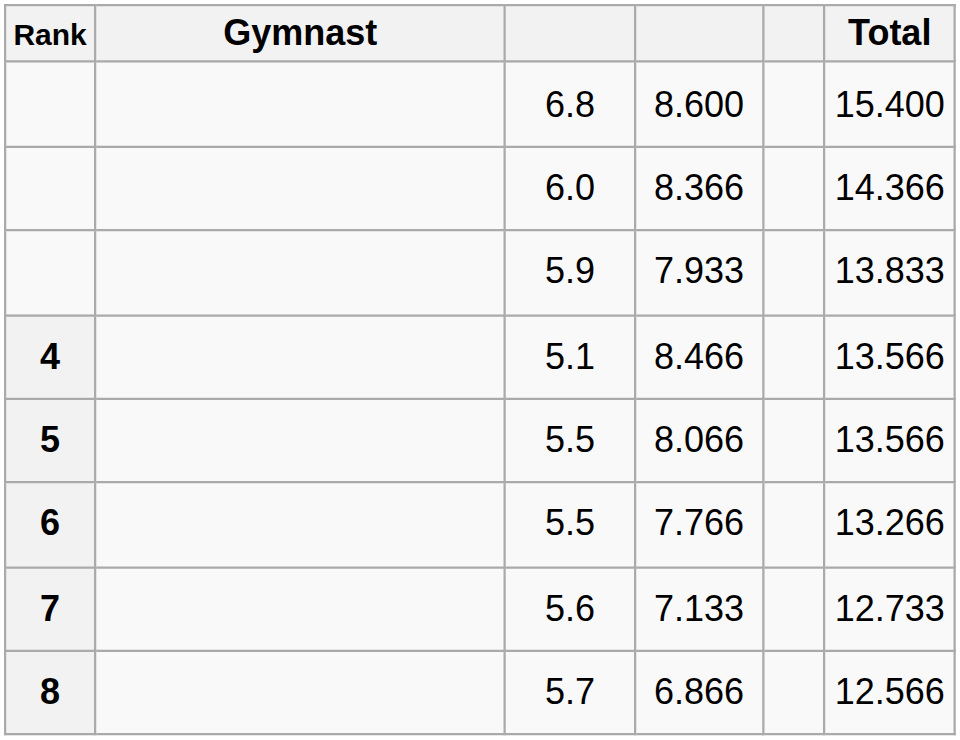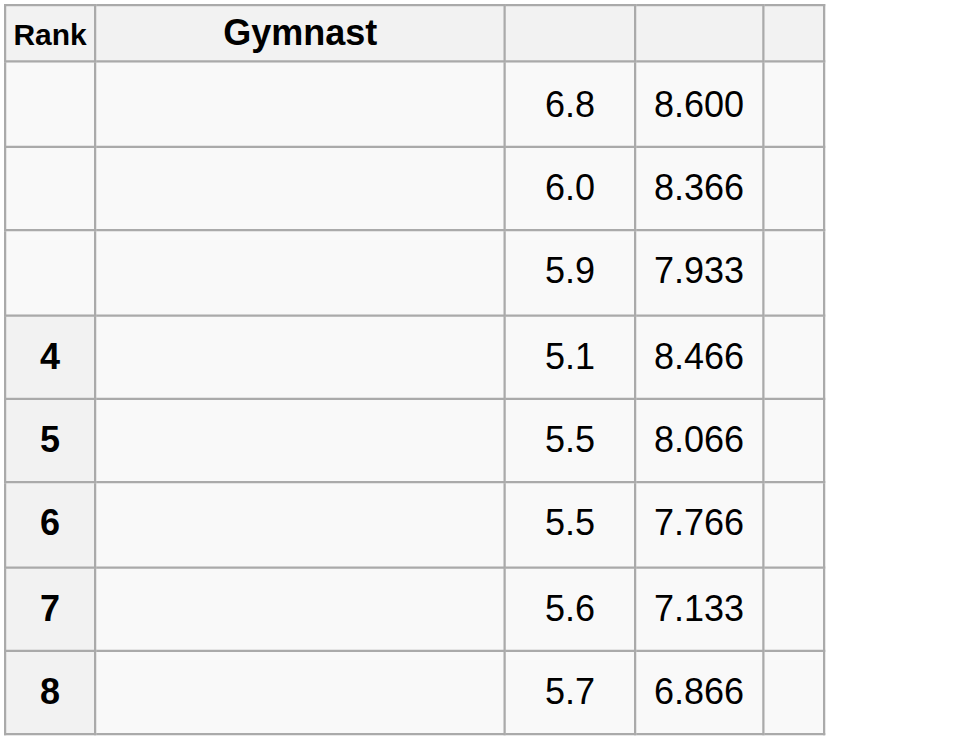- column: (890, 33)
